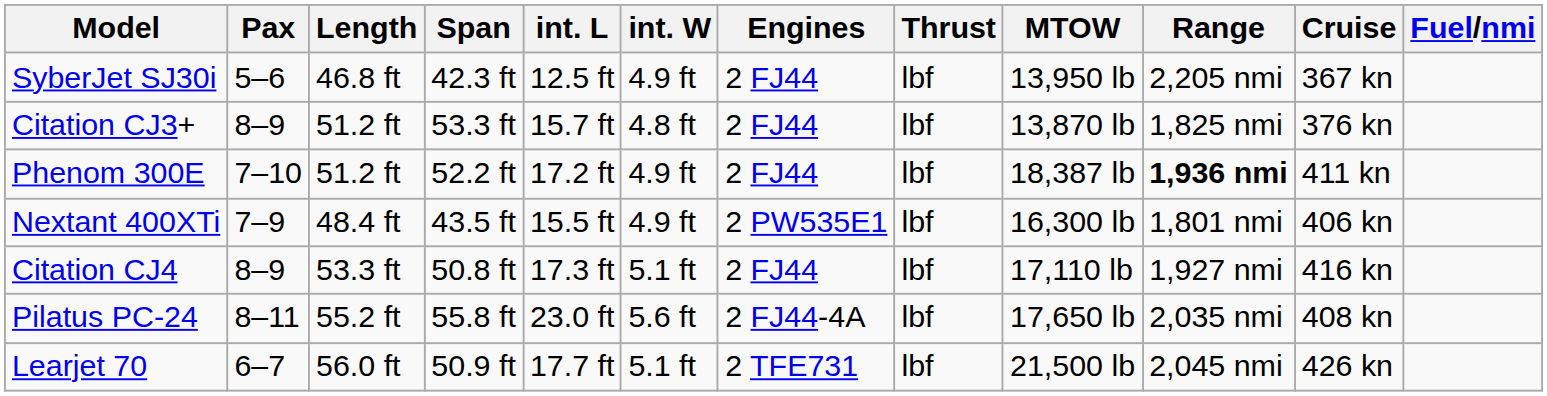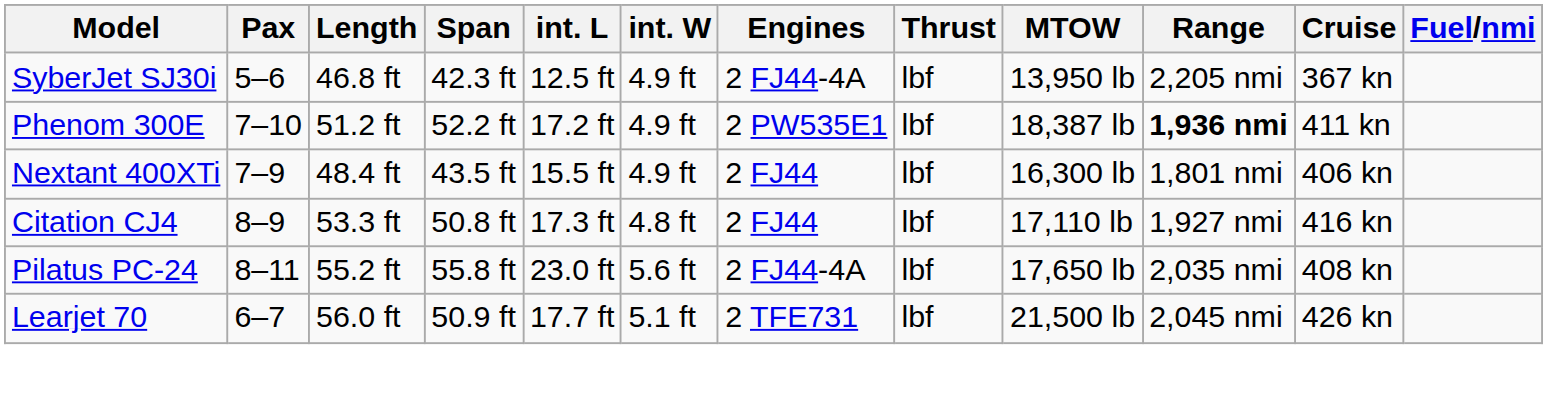(772, 76) 2 FJ44 -> (795, 76) 2 FJ44-4A
- row: (104, 125)
(772, 173) 2 FJ44 -> (806, 125) 2 PW535E1
(806, 221) 2 PW535E1 -> (772, 173) 2 FJ44
(662, 269) 5.1 ft -> (662, 221) 4.8 ft
